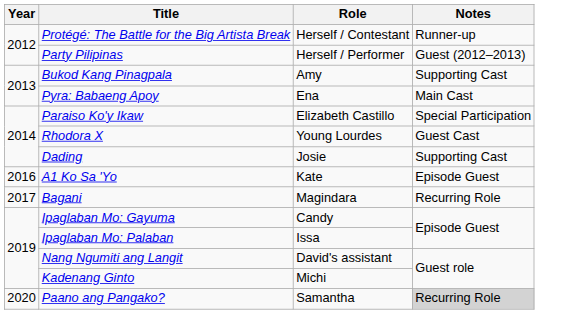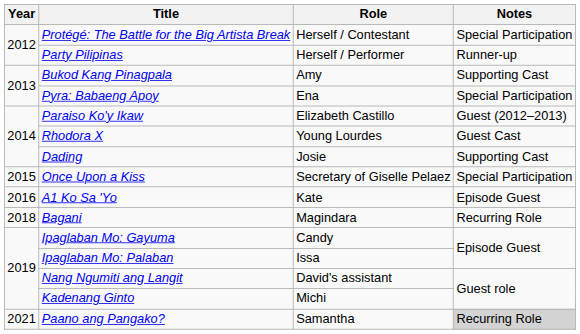(445, 34) Runner-up -> (514, 34) Special Participation
(470, 55) Guest (2012–2013) -> (487, 55) Runner-up
(444, 95) Main Cast -> (514, 95) Special Participation
(473, 116) Special Participation -> (512, 116) Guest (2012–2013)
+ row: (93, 177)
(22, 197) 2017 -> (22, 217) 2018
(22, 298) 2020 -> (22, 319) 2021
